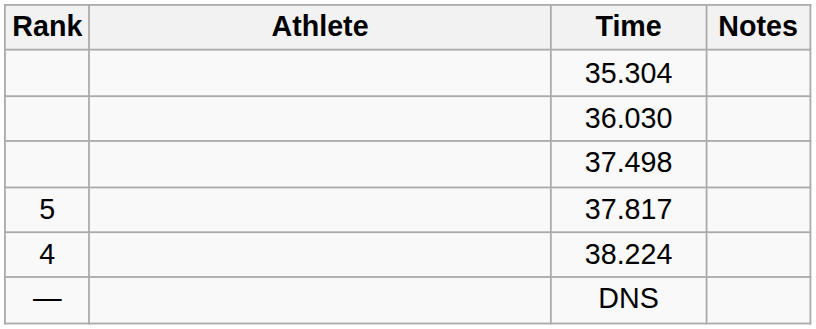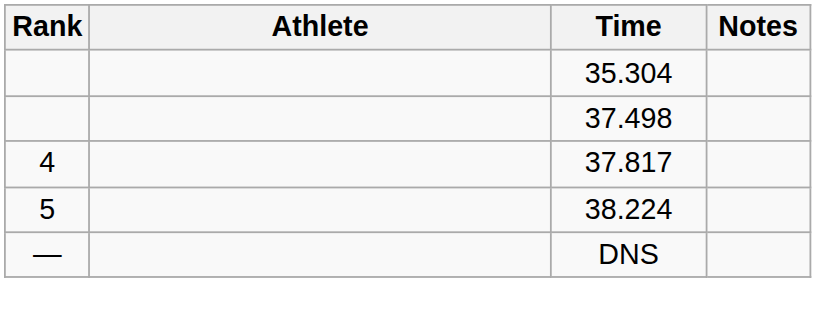- row: (629, 118)
(47, 208) 5 -> (47, 163) 4
(47, 254) 4 -> (47, 208) 5
